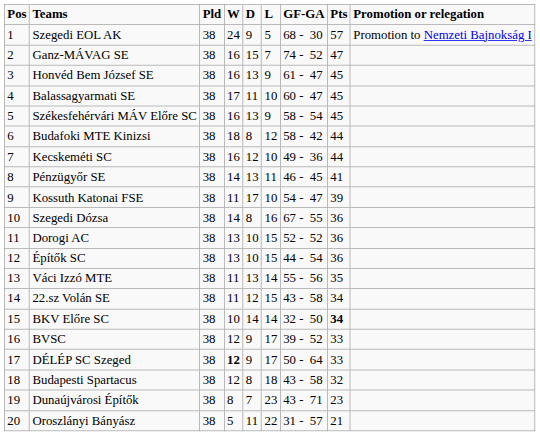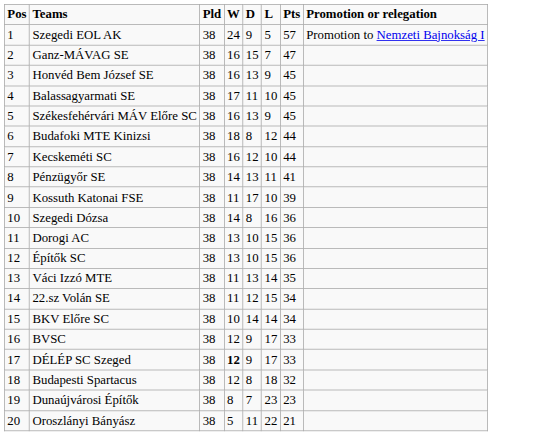- column: (304, 14)
(337, 319) bold -> (290, 319) normal
